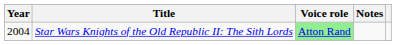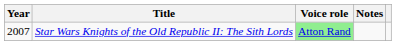(18, 31) 2004 -> (18, 31) 2007
